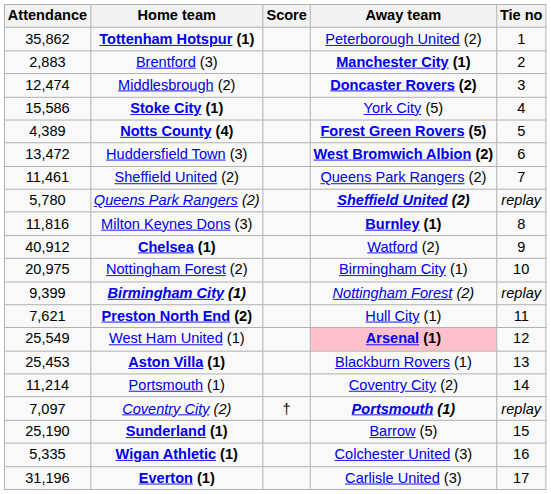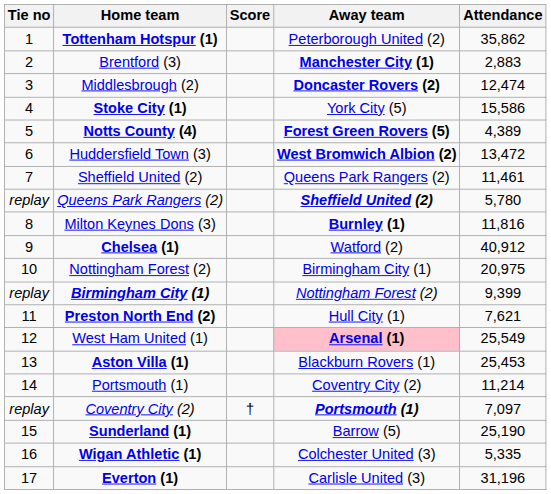columns swapped: (521, 16) <-> (47, 16)
